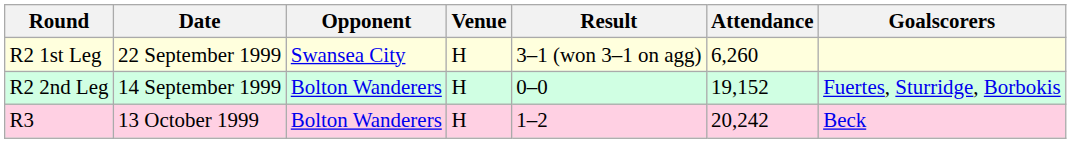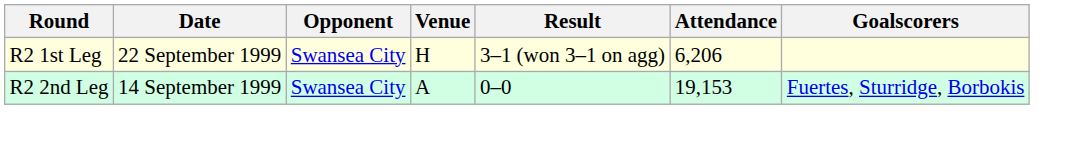(735, 54) 6,260 -> (698, 54) 6,206
(366, 87) Bolton Wanderers -> (348, 87) Swansea City
(459, 87) H -> (423, 87) A
(740, 87) 19,152 -> (704, 87) 19,153
- row: (22, 120)
